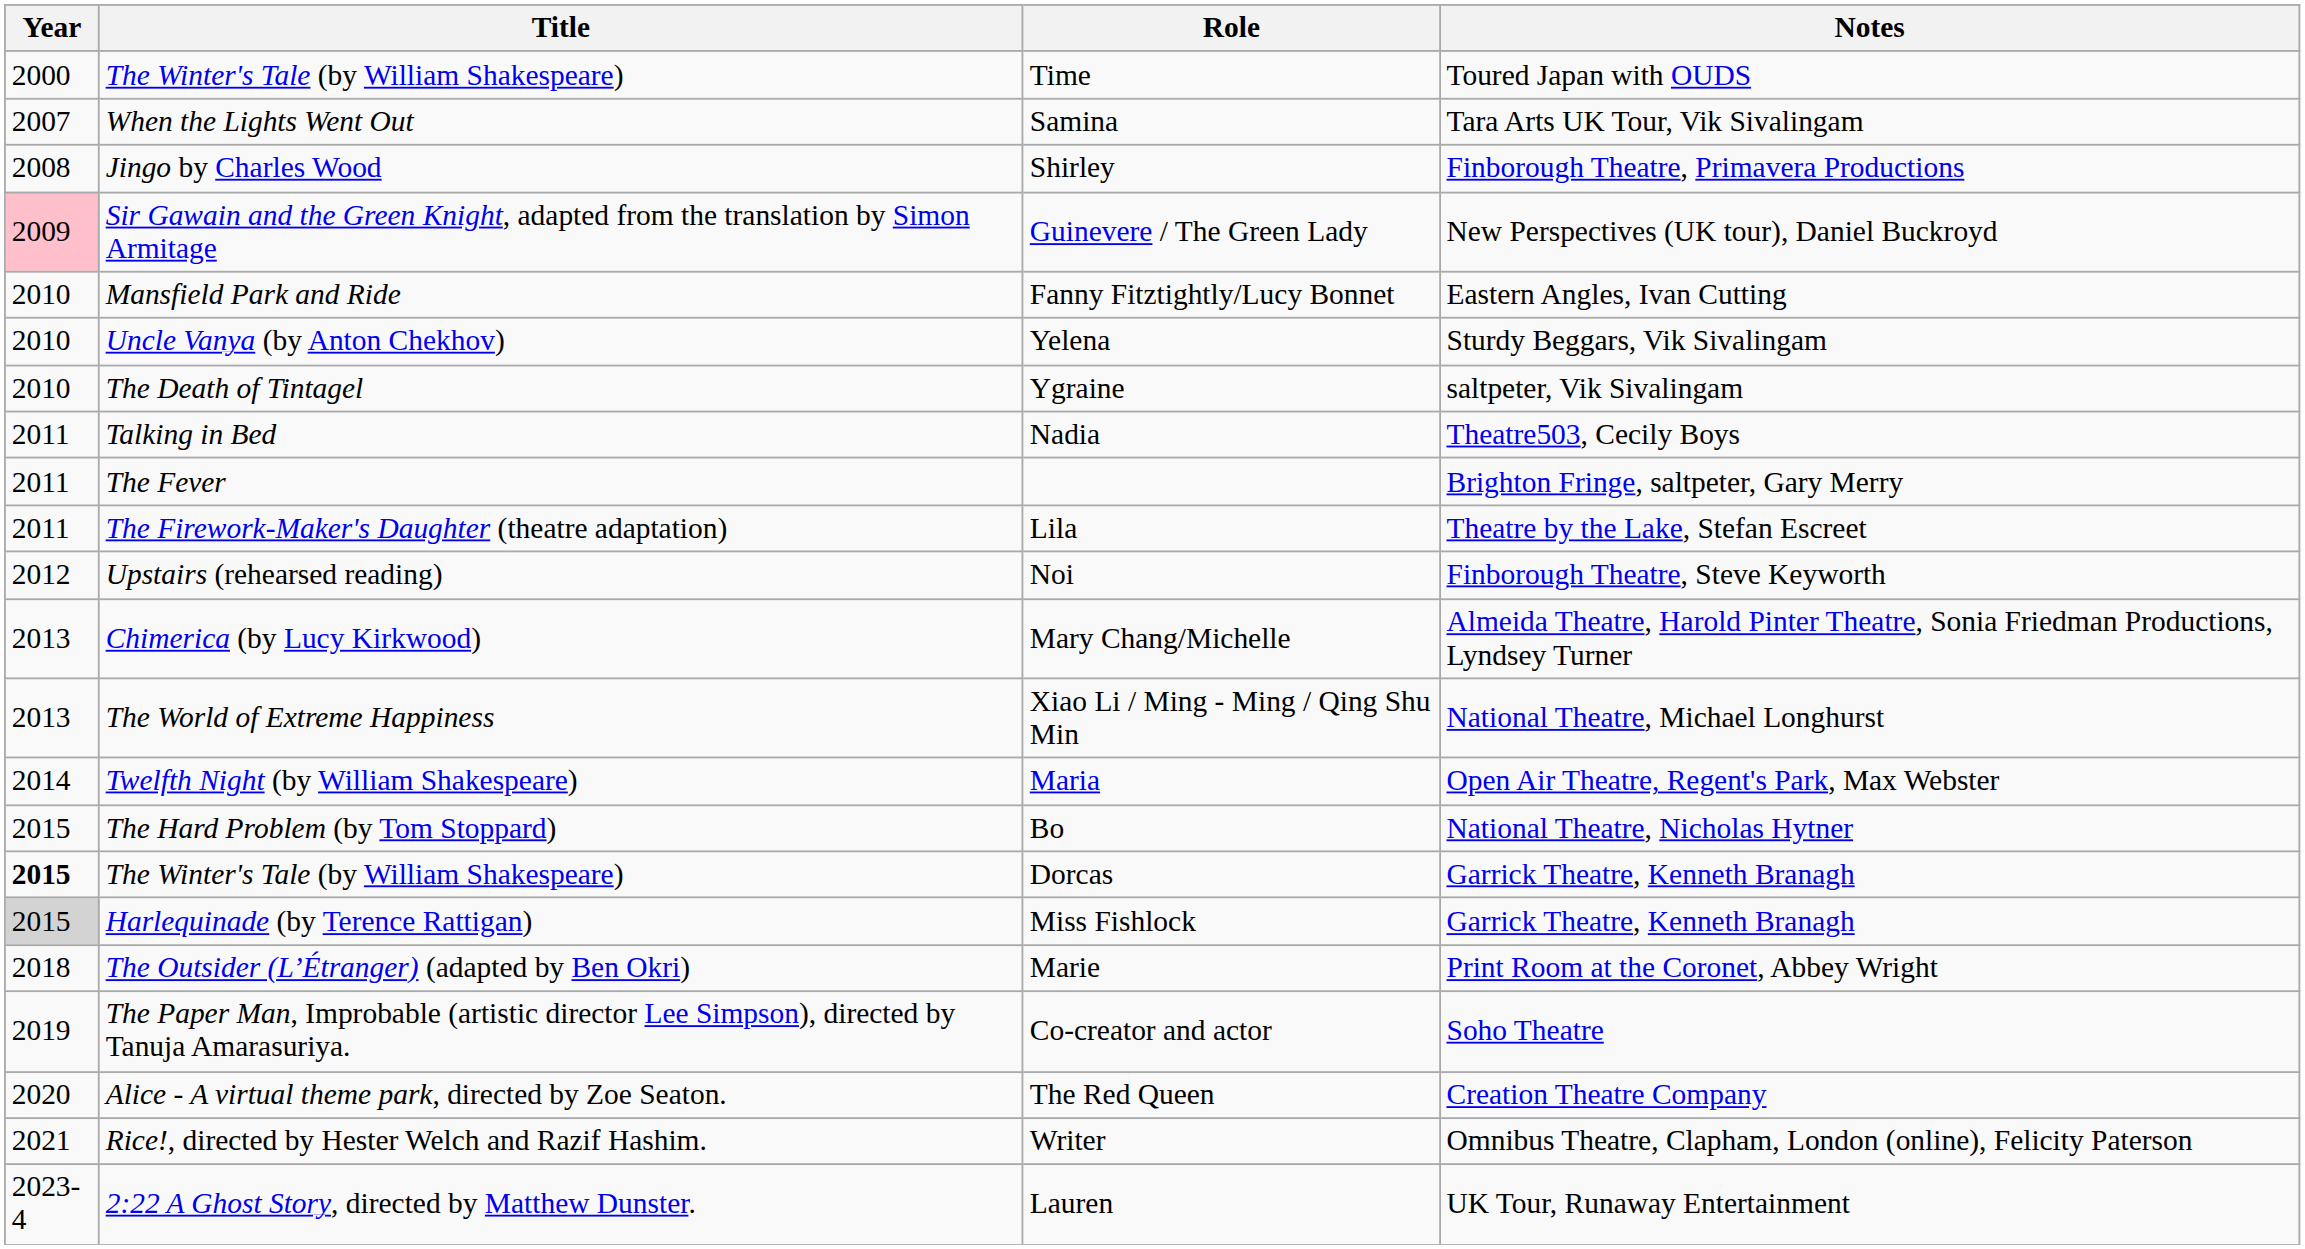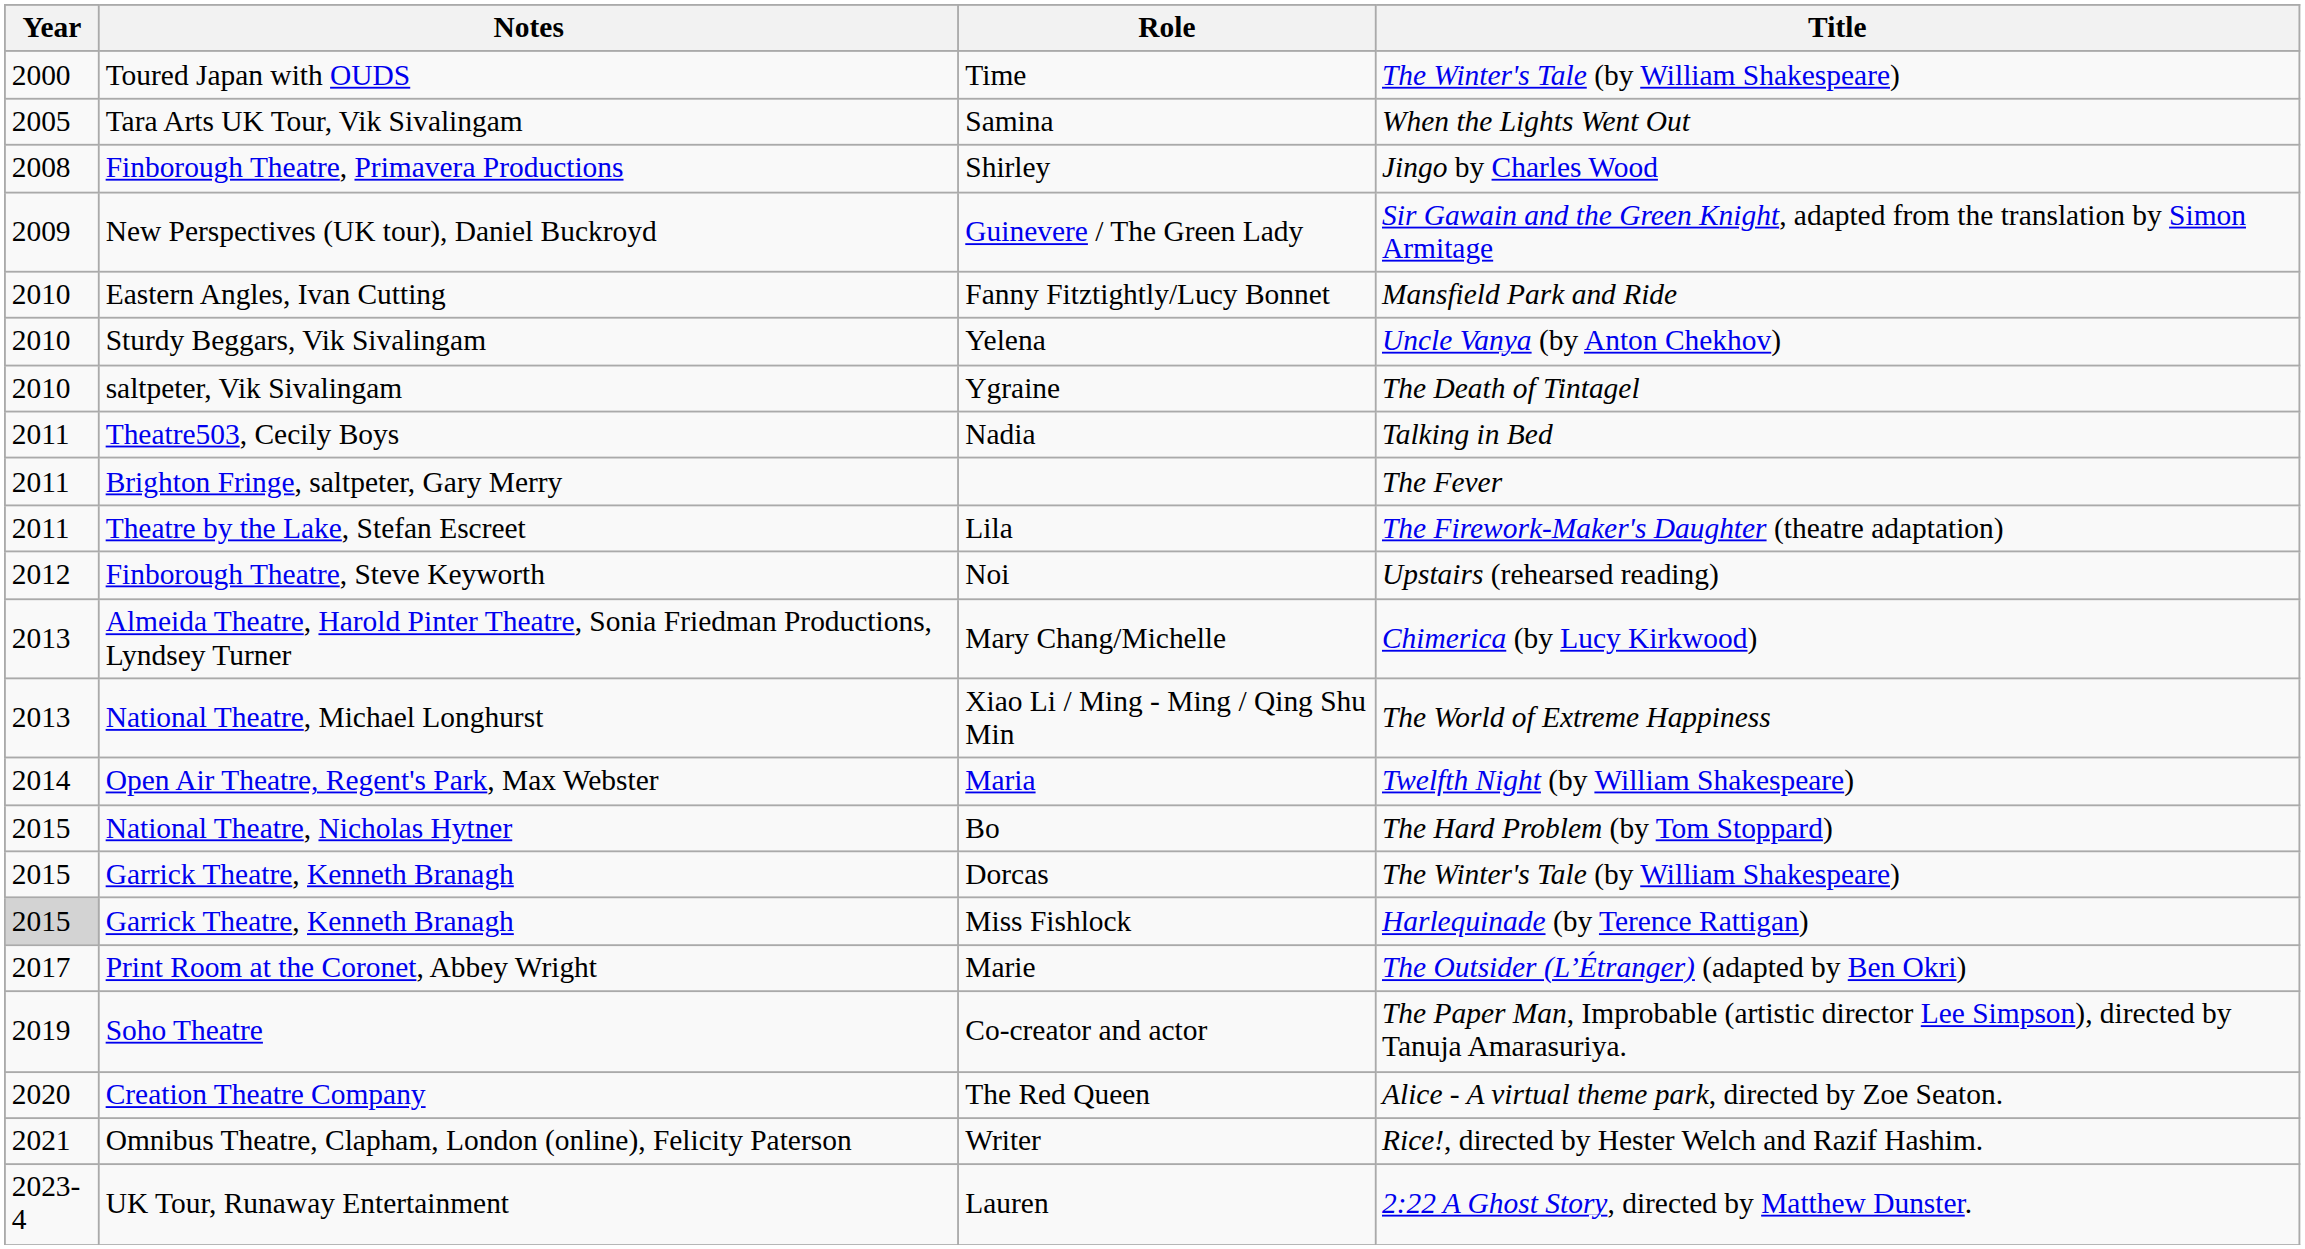columns swapped: (561, 27) <-> (1870, 27)
(41, 121) 2007 -> (41, 121) 2005
(41, 231) pink background -> (41, 231) no background
(41, 874) bold -> (41, 874) normal
(41, 967) 2018 -> (41, 967) 2017
